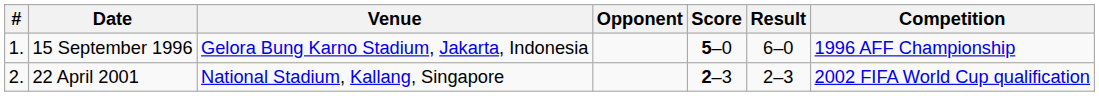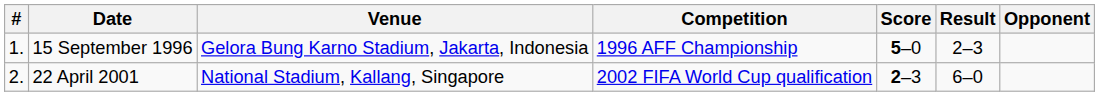columns swapped: (640, 18) <-> (952, 18)
(778, 47) 6–0 -> (968, 47) 2–3
(778, 76) 2–3 -> (968, 76) 6–0
